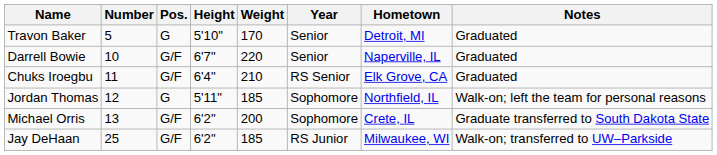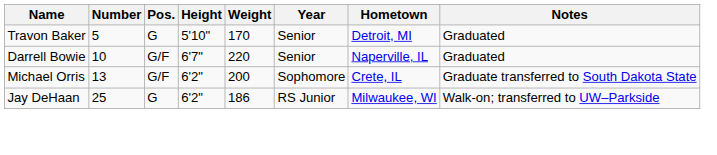- row: (50, 77)
- row: (53, 98)
(171, 139) G/F -> (152, 98) G
(252, 139) 185 -> (239, 98) 186
